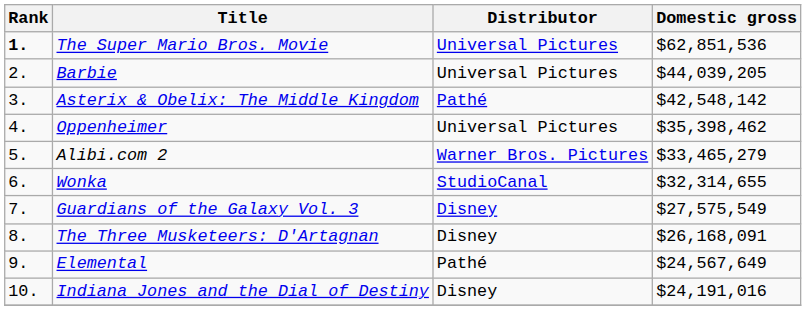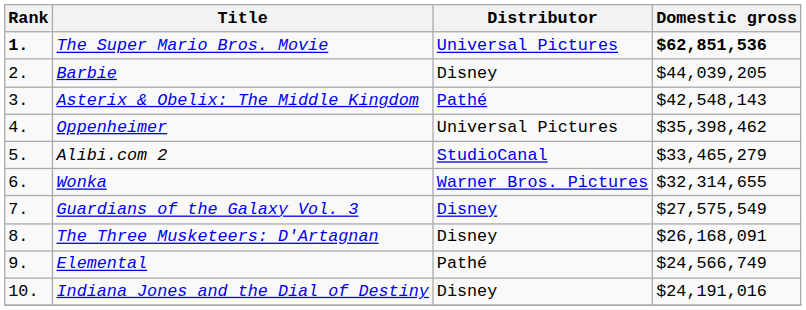(712, 46) normal -> (712, 46) bold
(527, 73) Universal Pictures -> (467, 73) Disney
(712, 100) $42,548,142 -> (712, 100) $42,548,143
(543, 155) Warner Bros. Pictures -> (492, 155) StudioCanal
(492, 182) StudioCanal -> (543, 182) Warner Bros. Pictures
(712, 264) $24,567,649 -> (712, 264) $24,566,749
